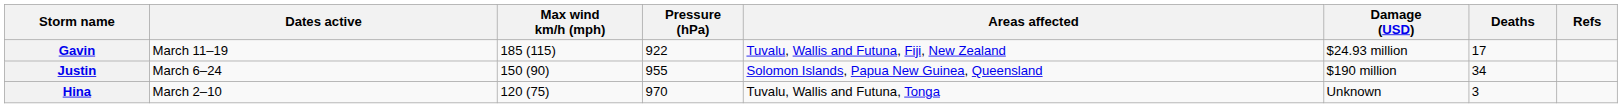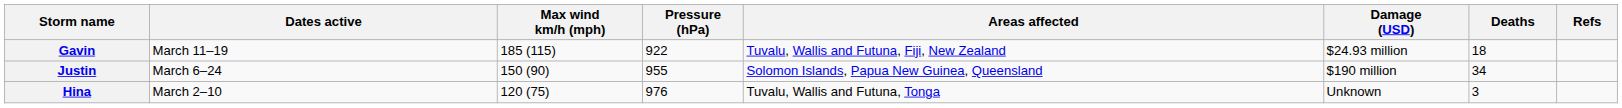(1479, 50) 17 -> (1479, 50) 18
(657, 92) 970 -> (657, 92) 976
